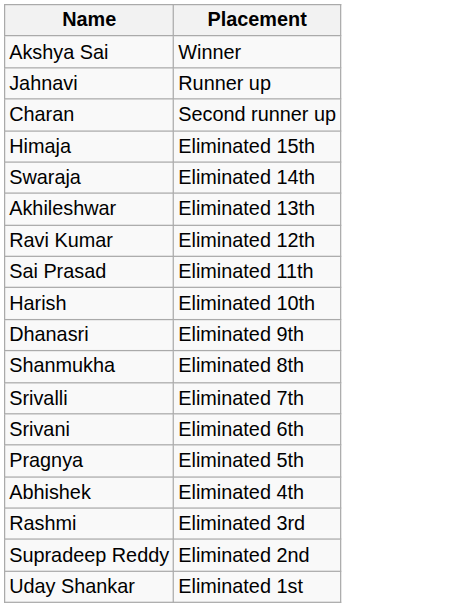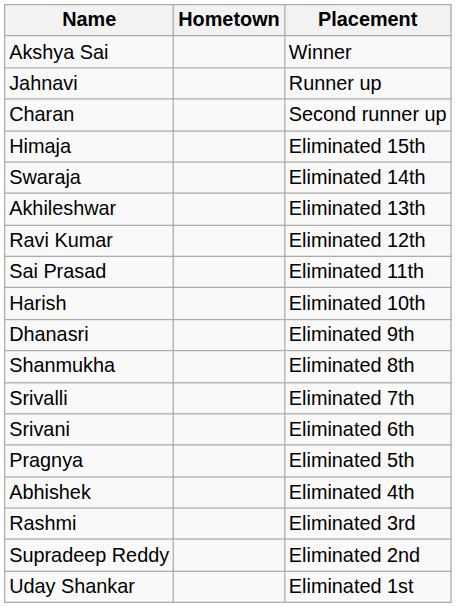+ column: (229, 20)
